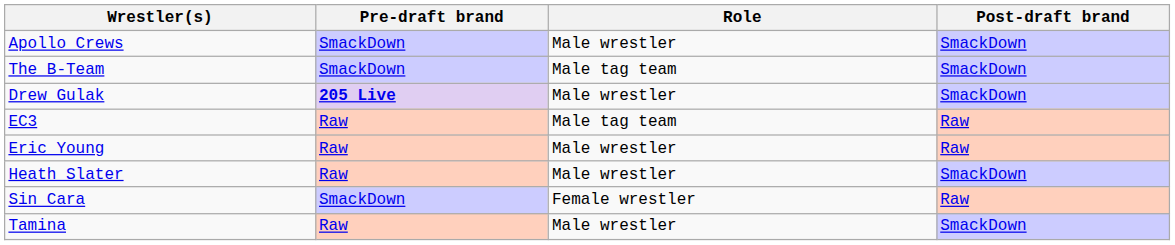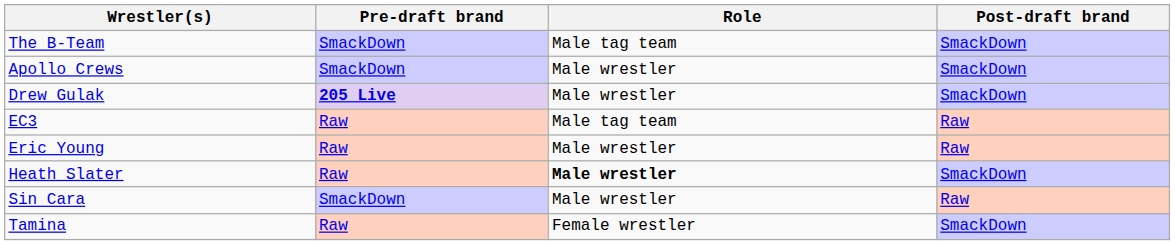rows swapped: (66, 44) <-> (56, 70)
(614, 174) normal -> (614, 174) bold
(624, 200) Female wrestler -> (614, 200) Male wrestler
(614, 226) Male wrestler -> (624, 226) Female wrestler
